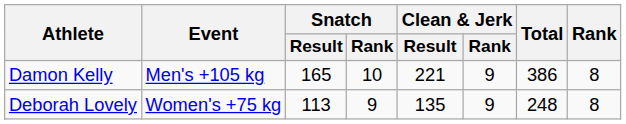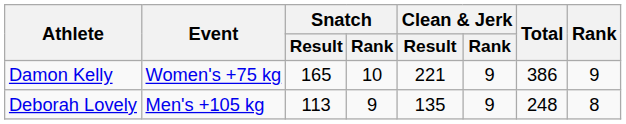(205, 76) Men's +105 kg -> (213, 76) Women's +75 kg
(594, 76) 8 -> (594, 76) 9
(213, 105) Women's +75 kg -> (205, 105) Men's +105 kg
